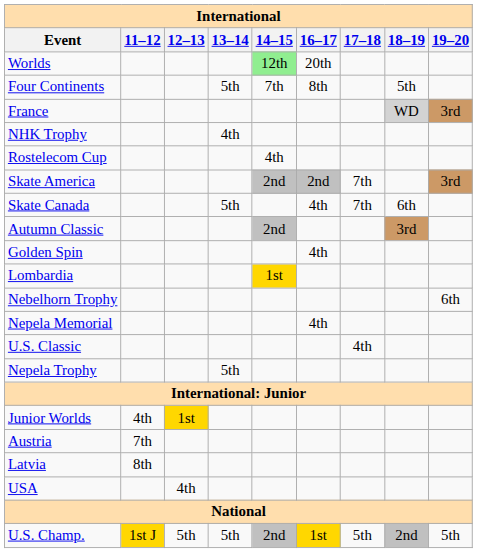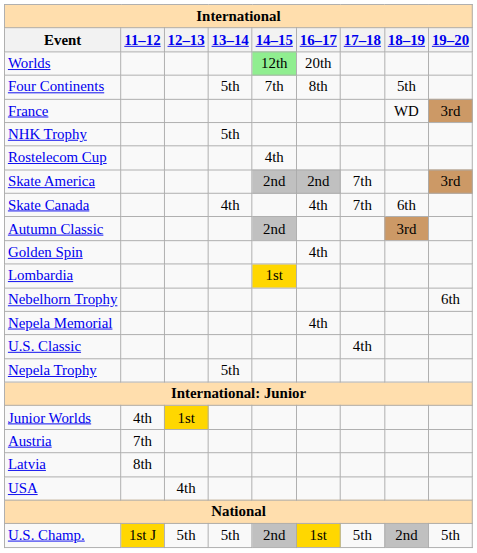(406, 110) lightgrey background -> (406, 110) no background
(230, 134) 4th -> (230, 134) 5th
(230, 205) 5th -> (230, 205) 4th
